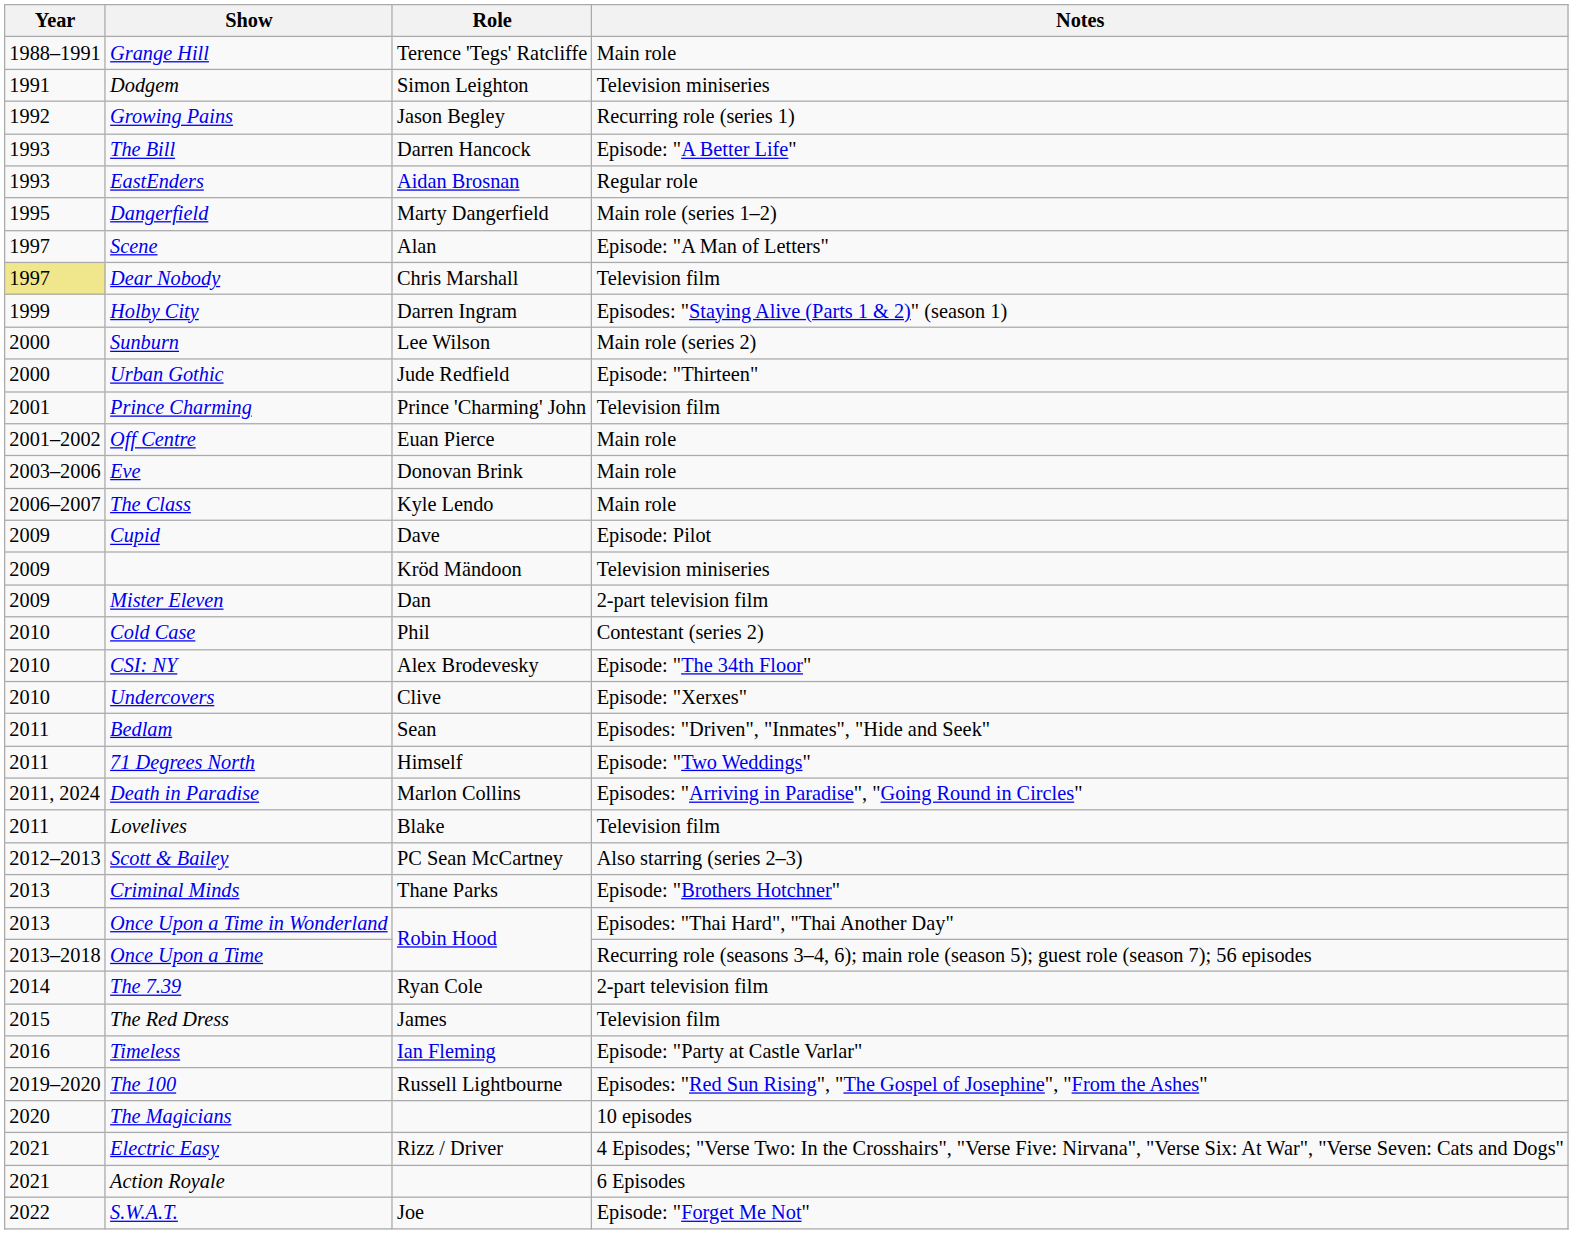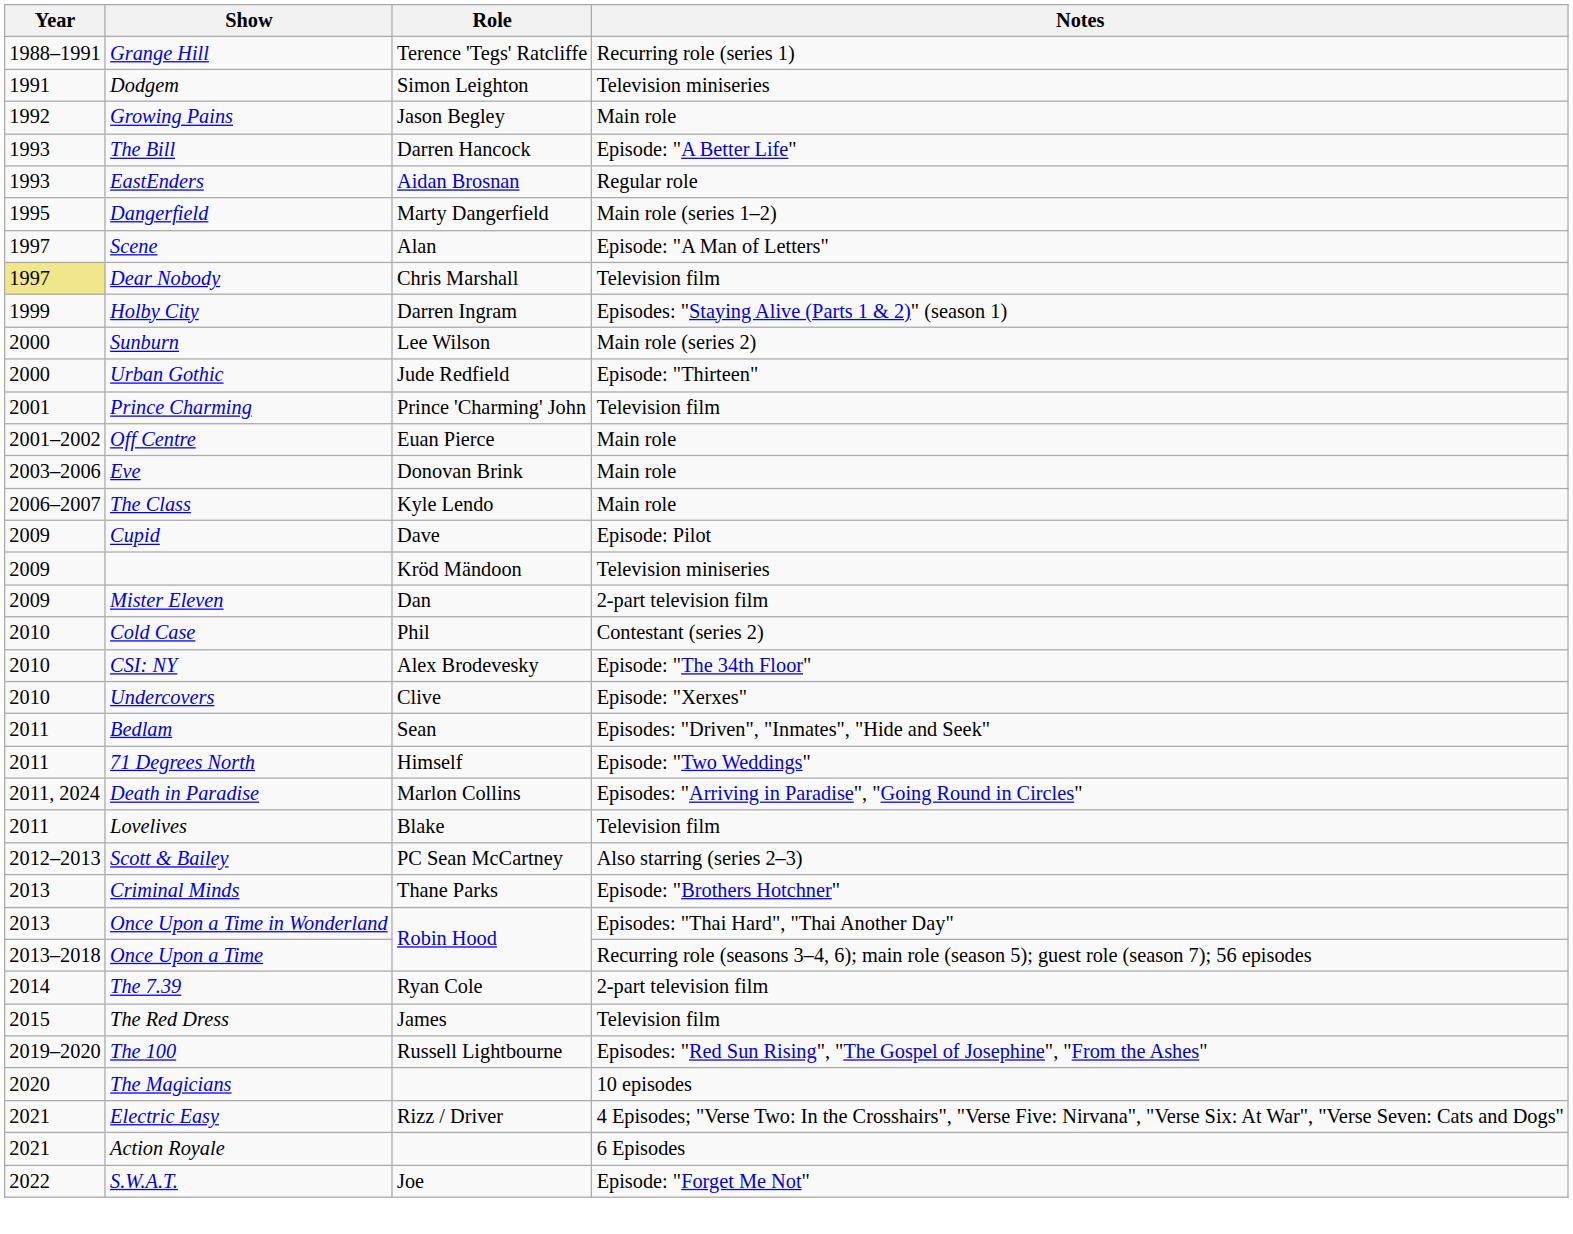(636, 52) Main role -> (696, 52) Recurring role (series 1)
(696, 117) Recurring role (series 1) -> (636, 117) Main role
- row: (145, 1051)
